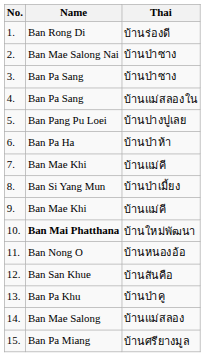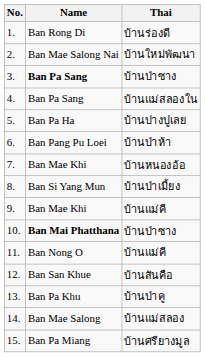(150, 55) บ้านป่าซาง -> (160, 55) บ้านใหม่พัฒนา
(56, 76) normal -> (58, 76) bold
(67, 120) Ban Pang Pu Loei -> (51, 120) Ban Pa Ha
(51, 142) Ban Pa Ha -> (67, 142) Ban Pang Pu Loei
(145, 165) บ้านแม่คี -> (155, 165) บ้านหนองอ้อ
(160, 231) บ้านใหม่พัฒนา -> (150, 231) บ้านป่าซาง
(155, 253) บ้านหนองอ้อ -> (145, 253) บ้านแม่คี
